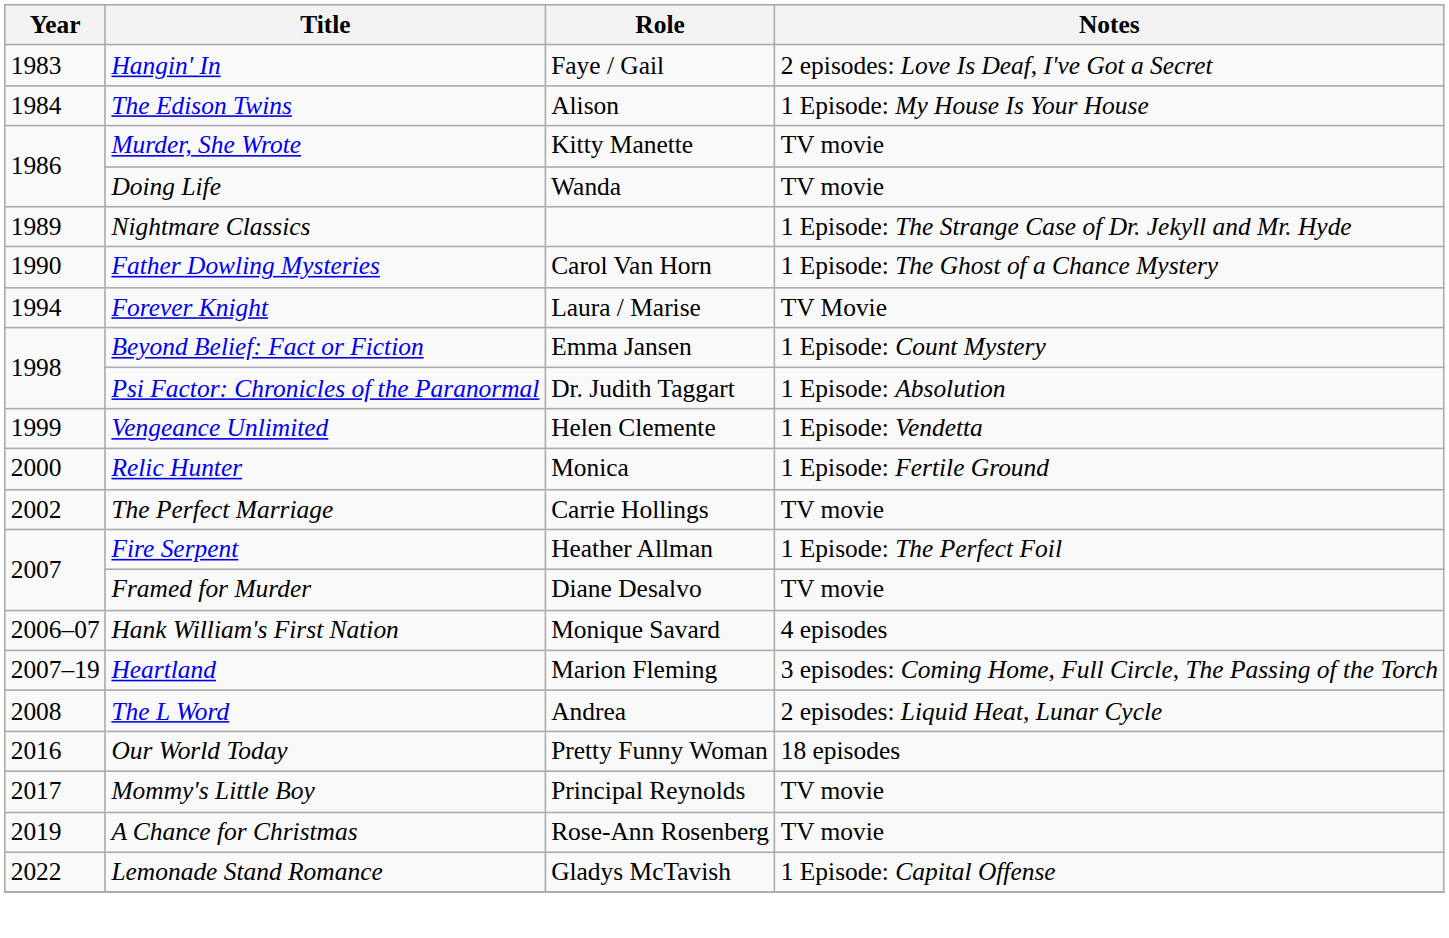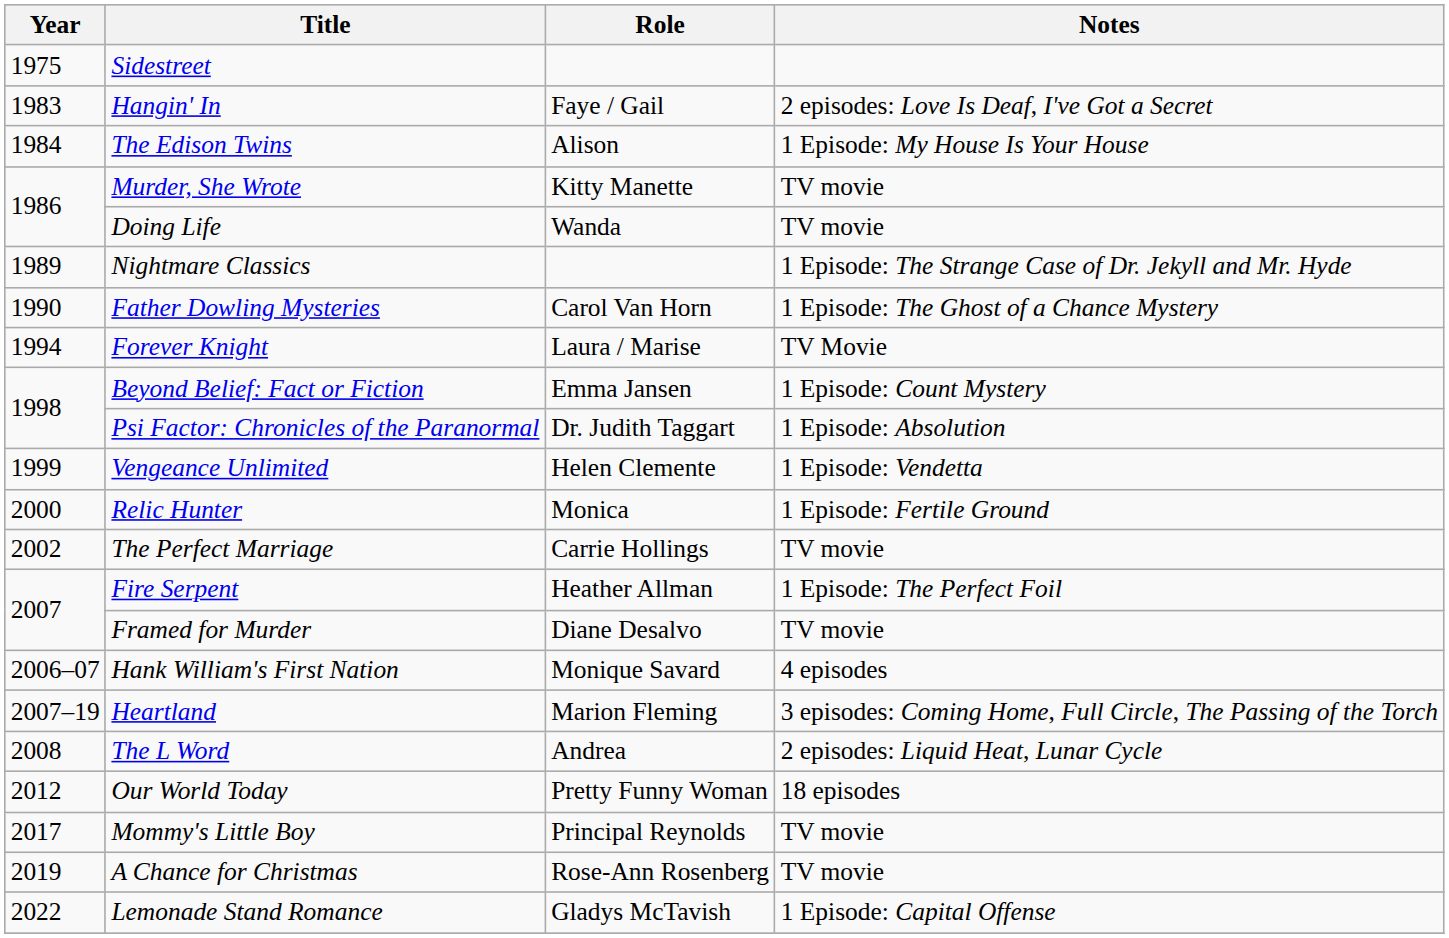+ row: (161, 65)
(36, 750) 2016 -> (36, 791) 2012
